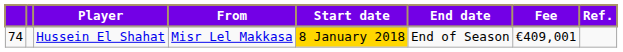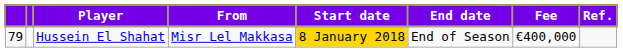(16, 37) 74 -> (16, 37) 79
(546, 37) €409,001 -> (546, 37) €400,000
